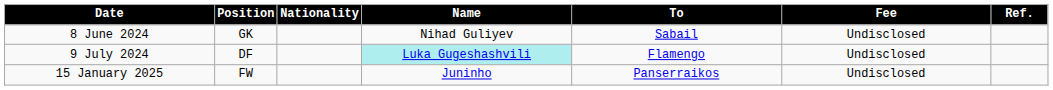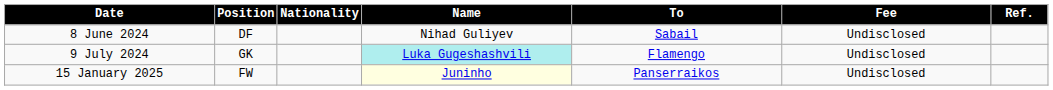(246, 34) GK -> (246, 34) DF
(246, 54) DF -> (246, 54) GK
(467, 74) no background -> (467, 74) lightyellow background
